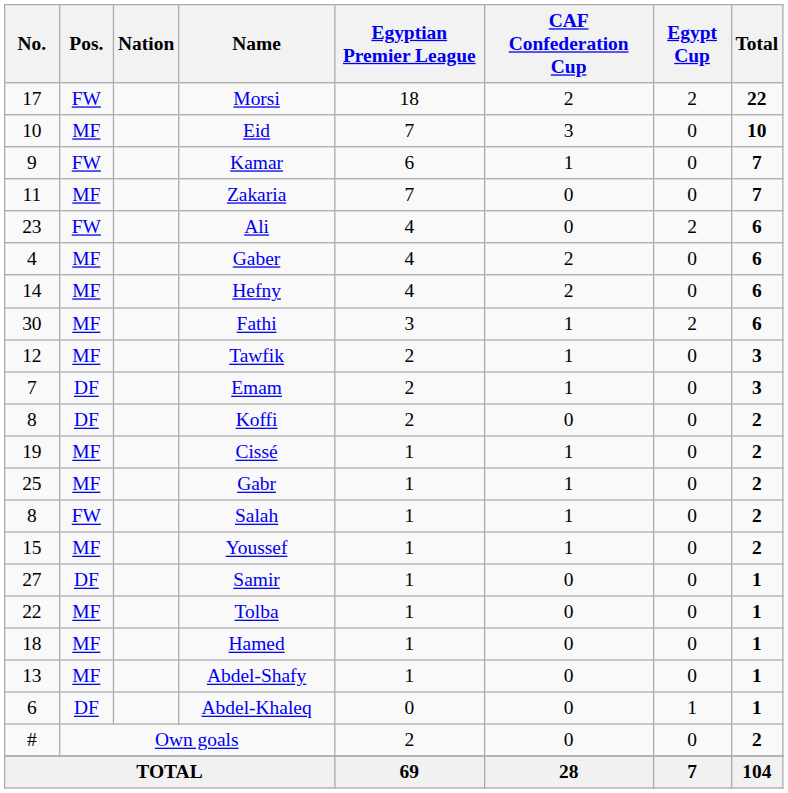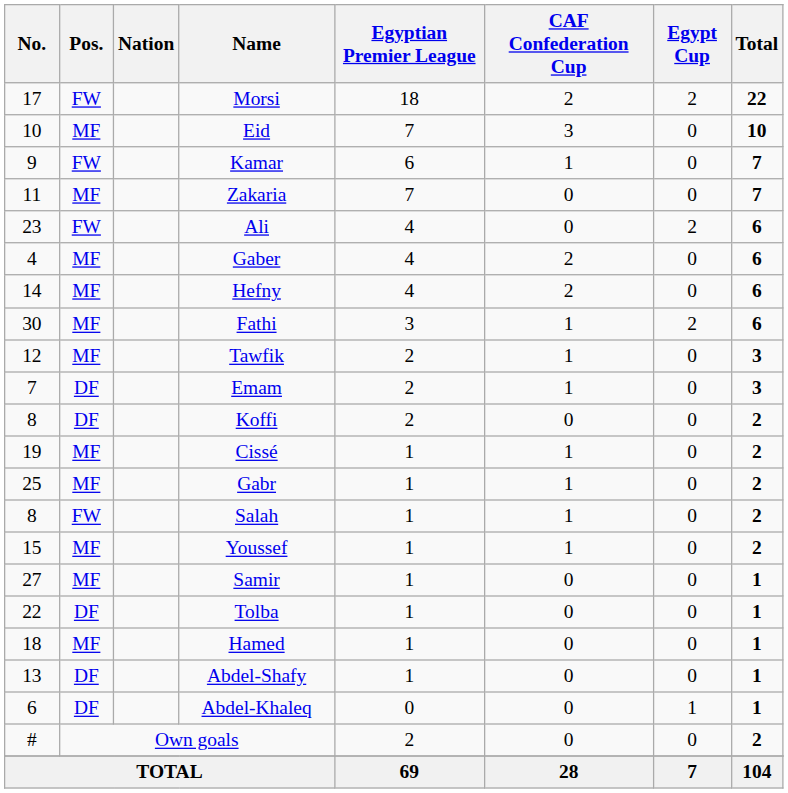(86, 580) DF -> (86, 580) MF
(86, 612) MF -> (86, 612) DF
(86, 676) MF -> (86, 676) DF
